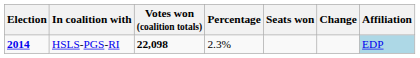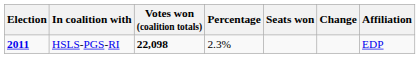(18, 44) 2014 -> (18, 44) 2011
(373, 44) lightblue background -> (373, 44) no background
